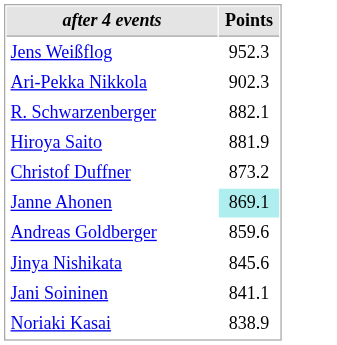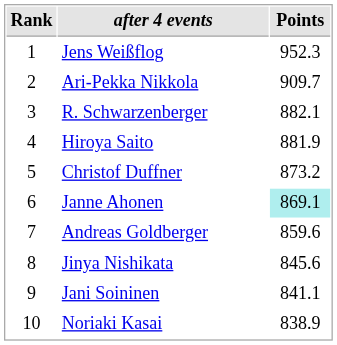+ column: (32, 20)
(249, 82) 902.3 -> (300, 82) 909.7
